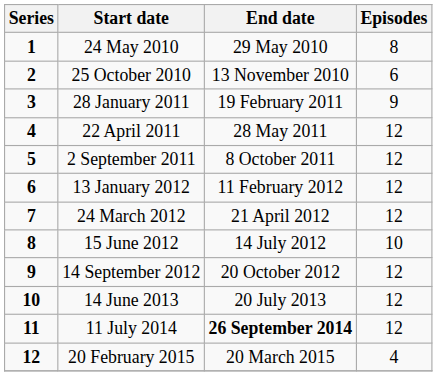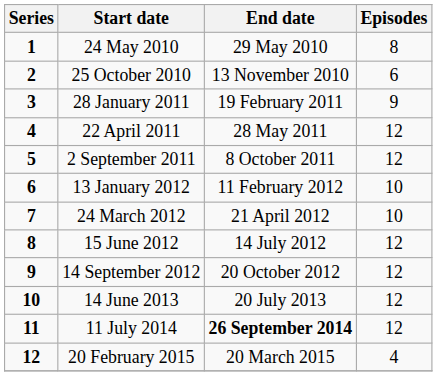(394, 187) 12 -> (394, 187) 10
(394, 215) 12 -> (394, 215) 10
(394, 243) 10 -> (394, 243) 12
